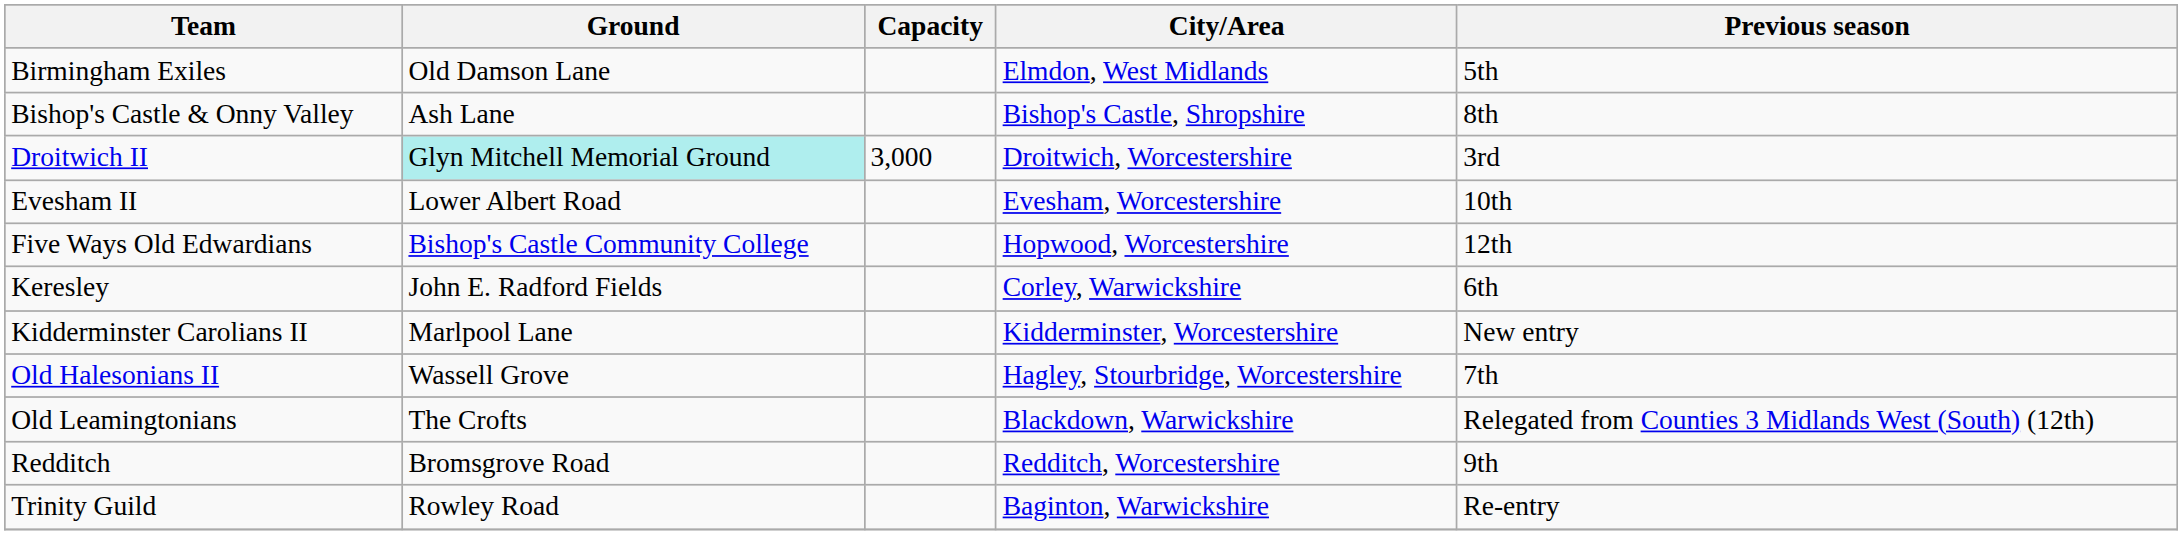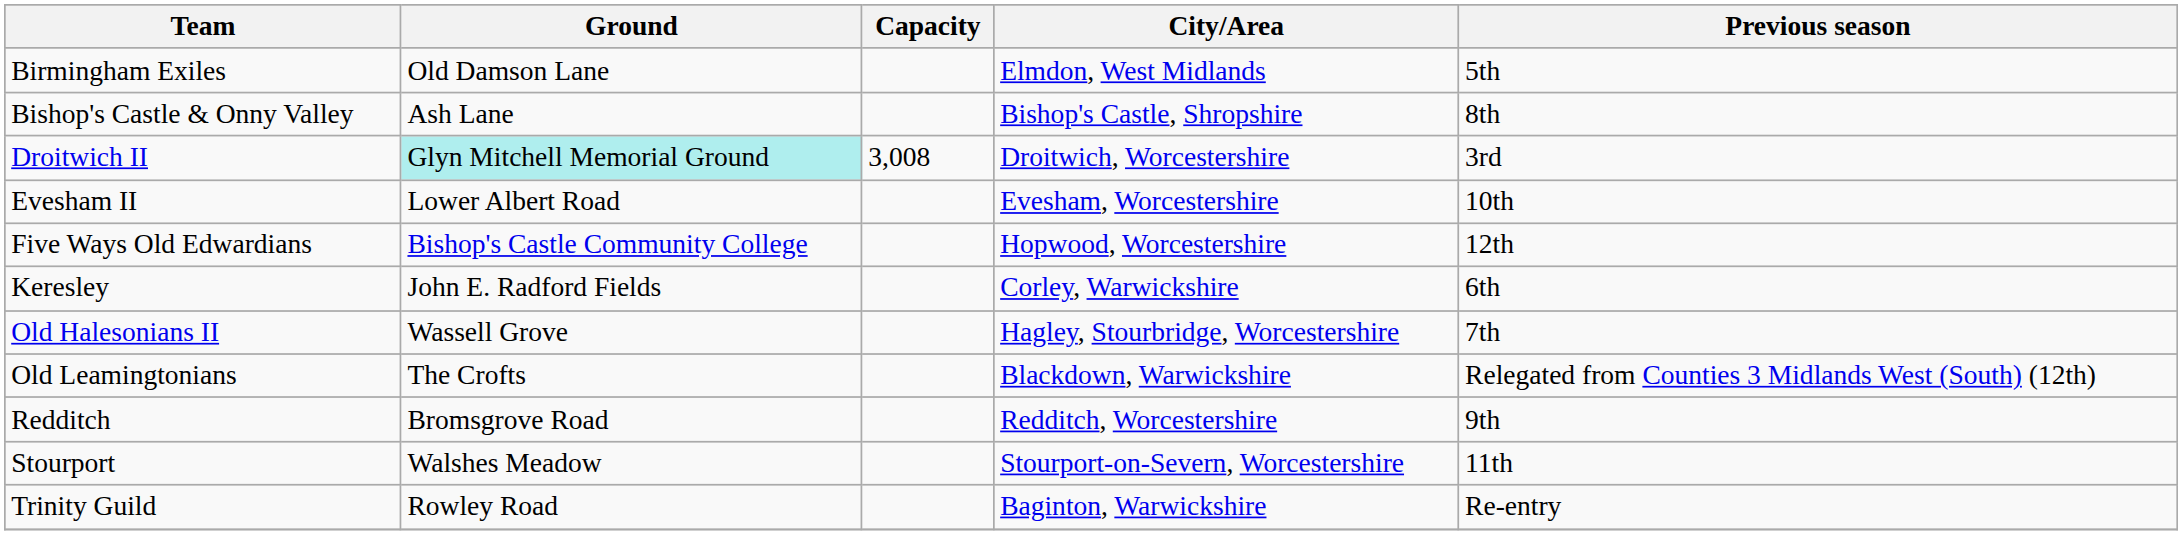(901, 157) 3,000 -> (899, 157) 3,008
- row: (159, 331)
+ row: (63, 462)
